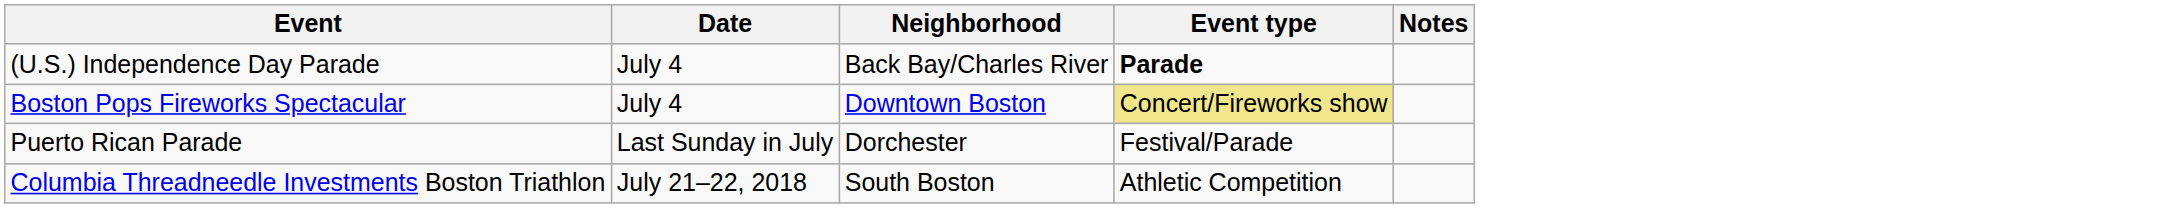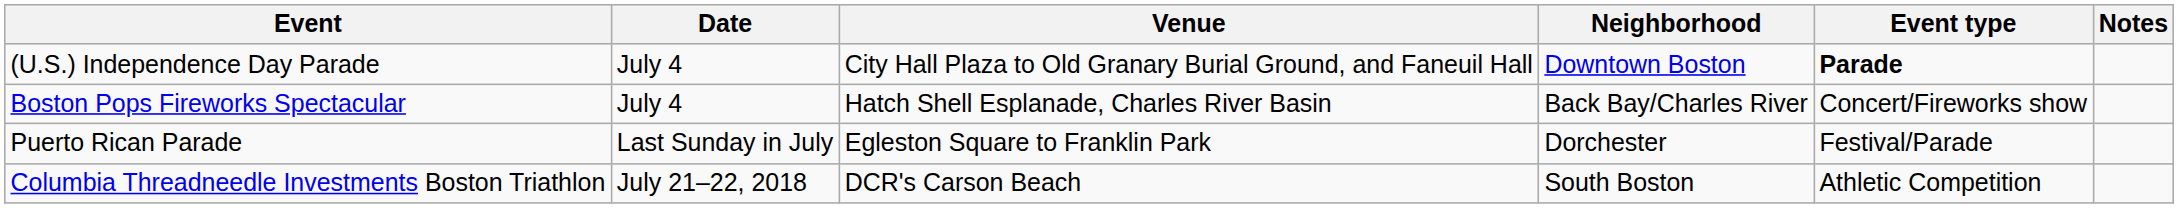+ column: (1189, 24)
(977, 63) Back Bay/Charles River -> (1645, 63) Downtown Boston
(945, 103) Downtown Boston -> (1676, 103) Back Bay/Charles River
(1254, 103) khaki background -> (1953, 103) no background
